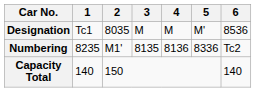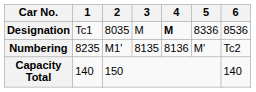(169, 30) normal -> (169, 30) bold
(199, 30) M' -> (206, 30) 8336
(206, 48) 8336 -> (199, 48) M'
